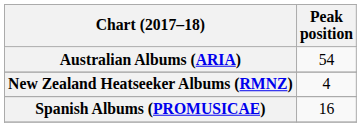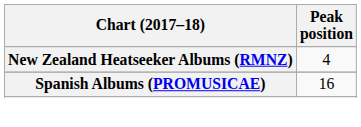- row: (150, 59)
